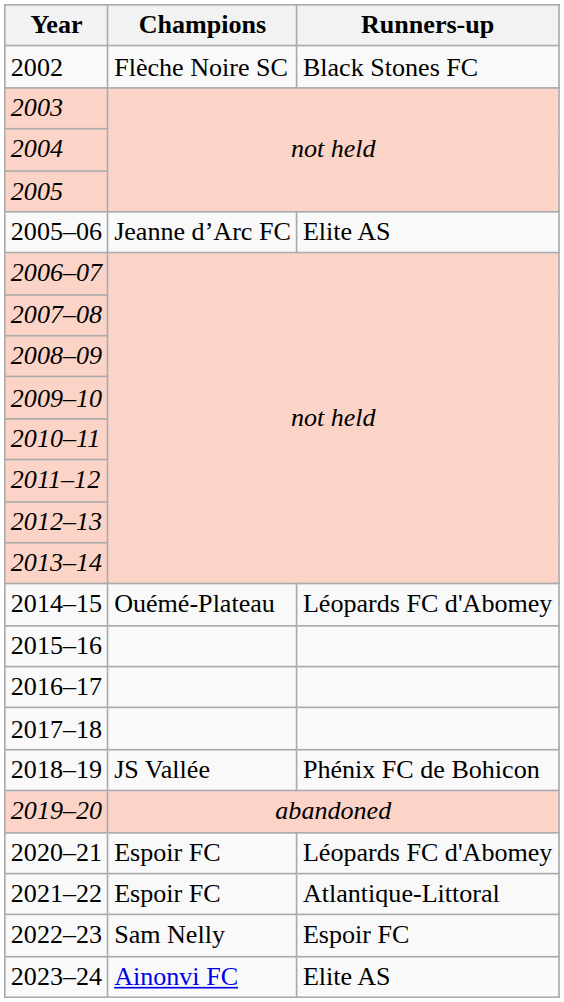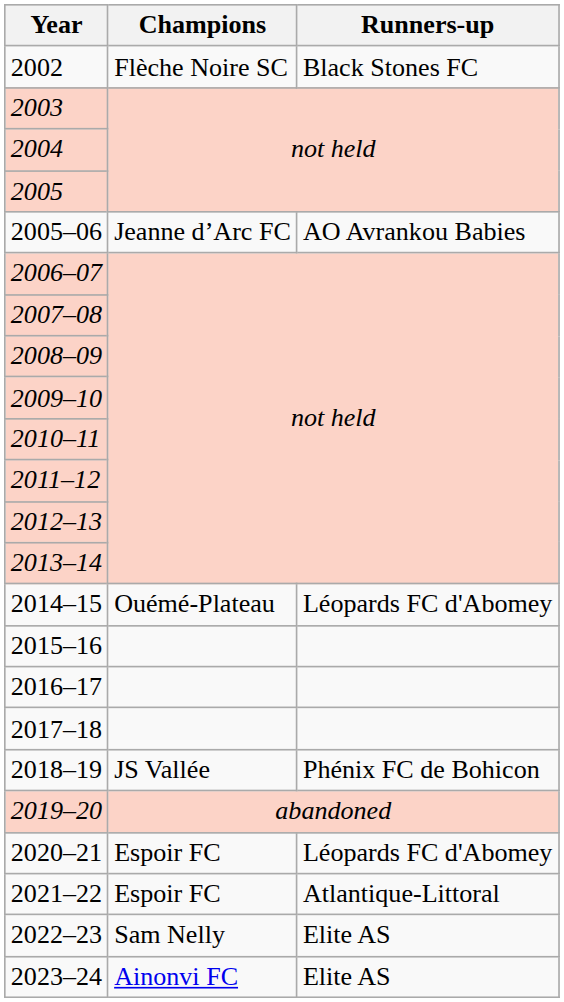(347, 231) Elite AS -> (414, 231) AO Avrankou Babies
(356, 935) Espoir FC -> (347, 935) Elite AS
